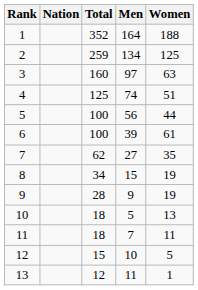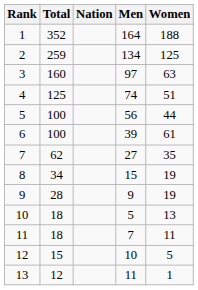columns swapped: (61, 14) <-> (99, 14)
